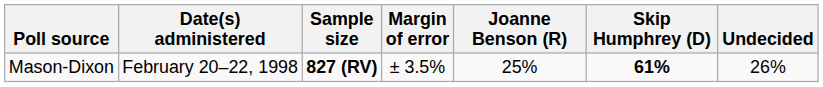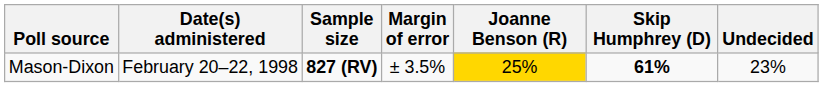(520, 67) no background -> (520, 67) gold background
(768, 67) 26% -> (768, 67) 23%
